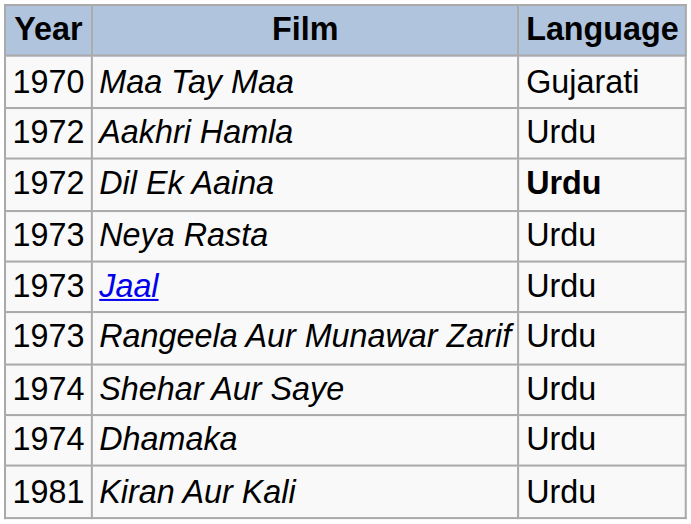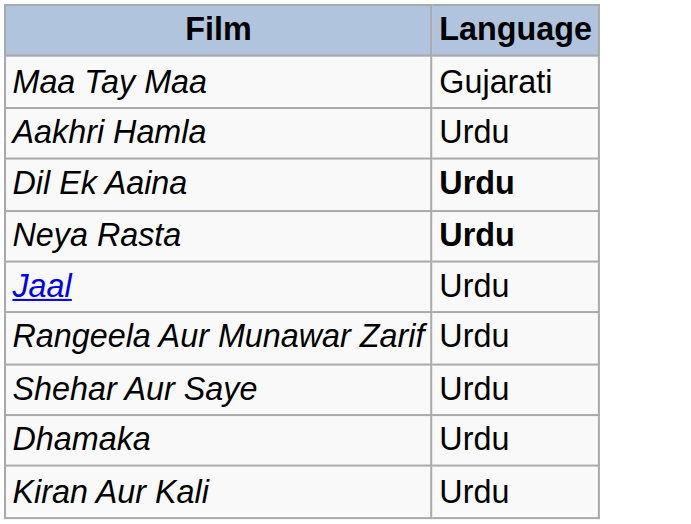- column: (48, 30)
(561, 235) normal -> (477, 235) bold
